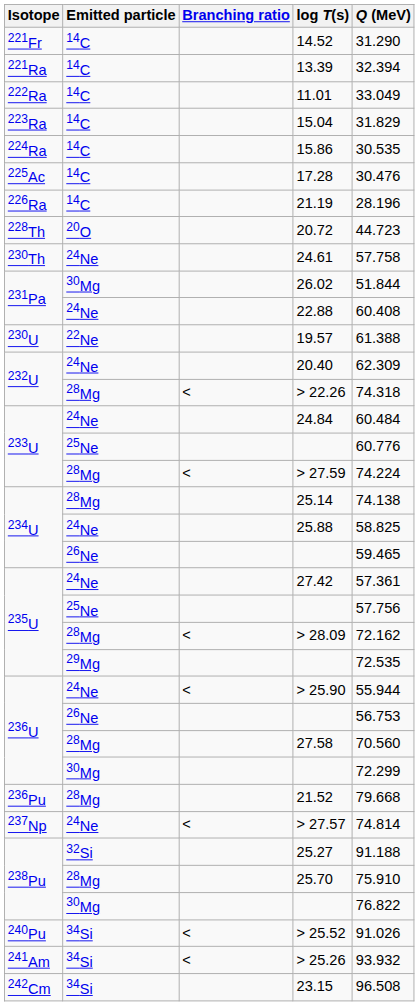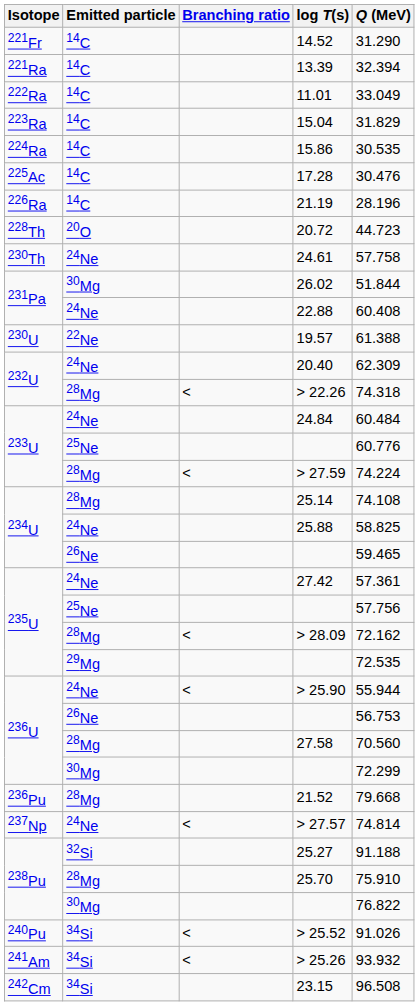(378, 500) 74.138 -> (378, 500) 74.108
